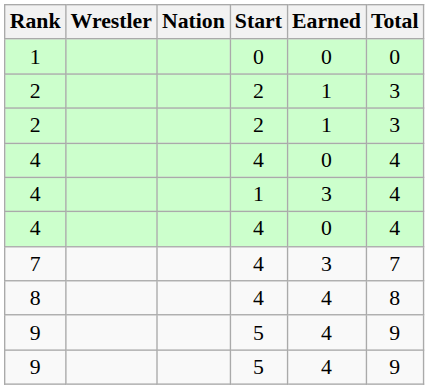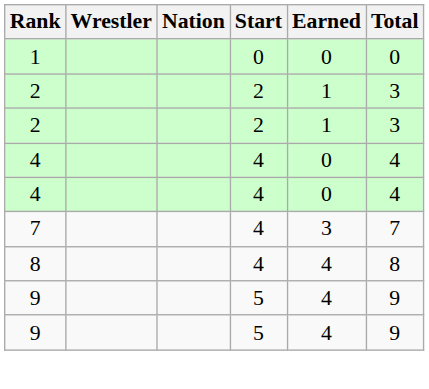- row: (35, 194)
